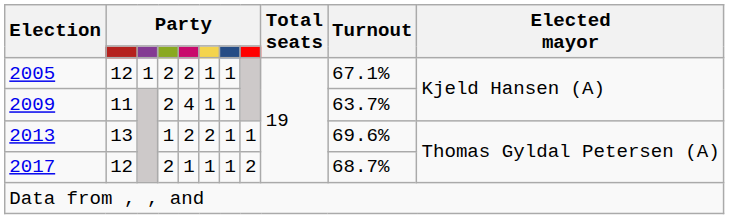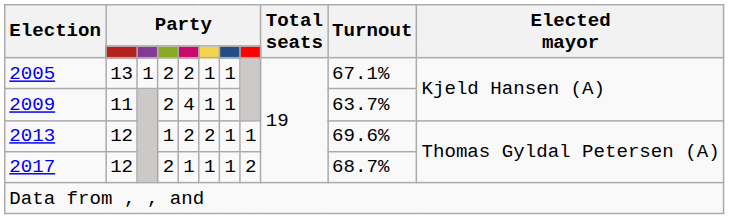(122, 74) 12 -> (122, 74) 13
(122, 136) 13 -> (122, 136) 12
